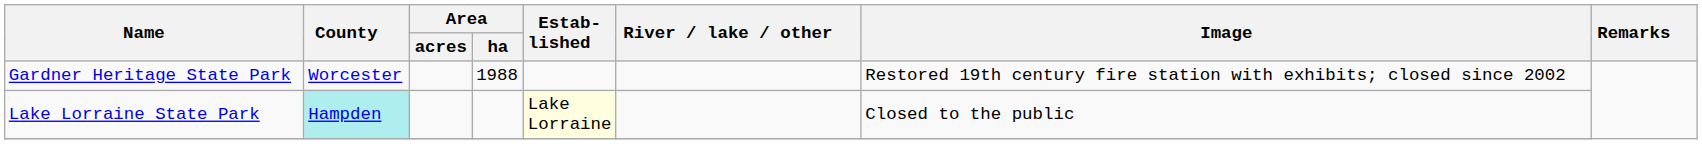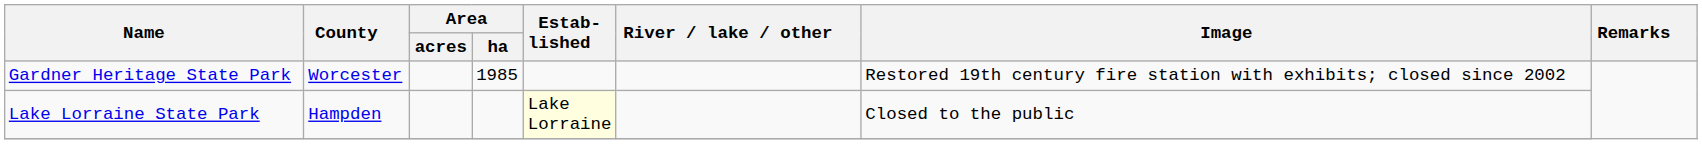(497, 76) 1988 -> (497, 76) 1985
(345, 114) paleturquoise background -> (345, 114) no background
